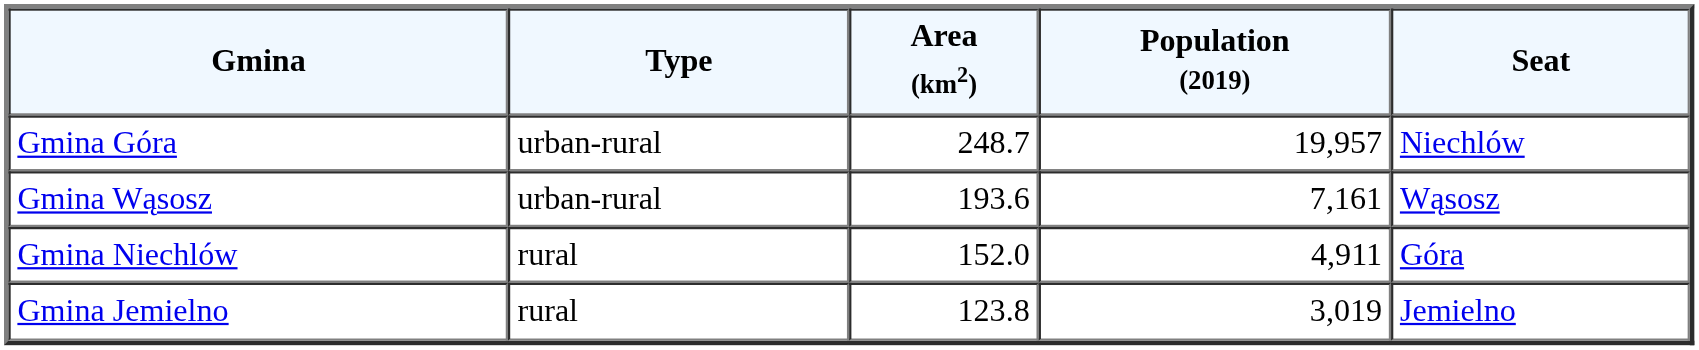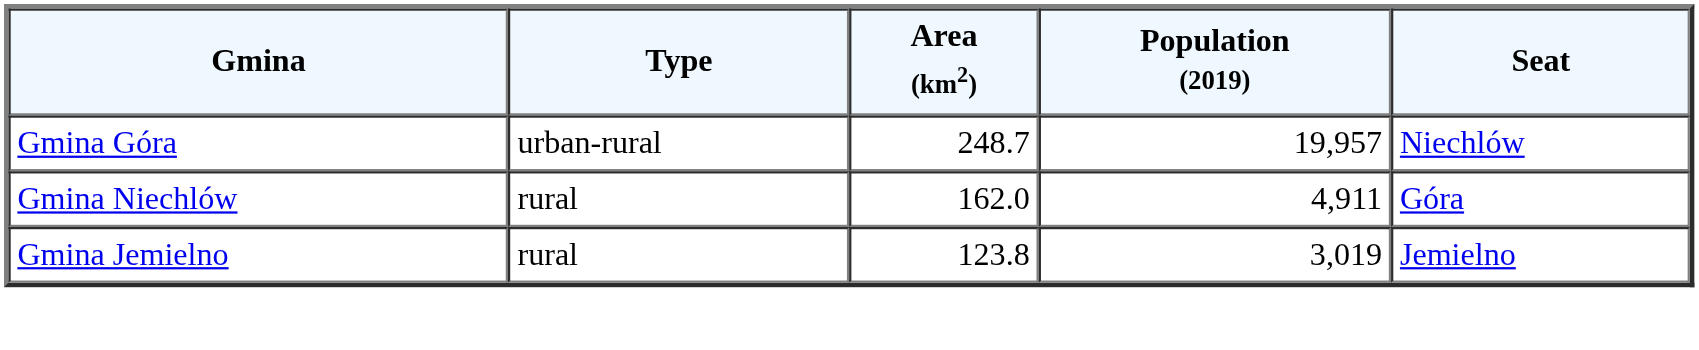- row: (115, 198)
(994, 254) 152.0 -> (994, 198) 162.0
